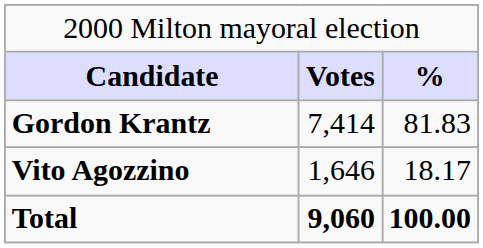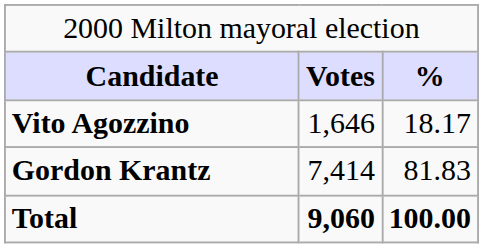rows swapped: (111, 123) <-> (101, 170)
